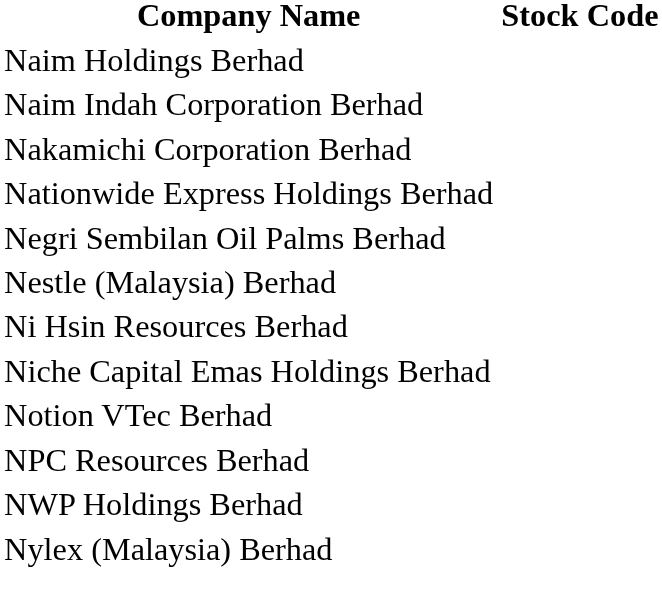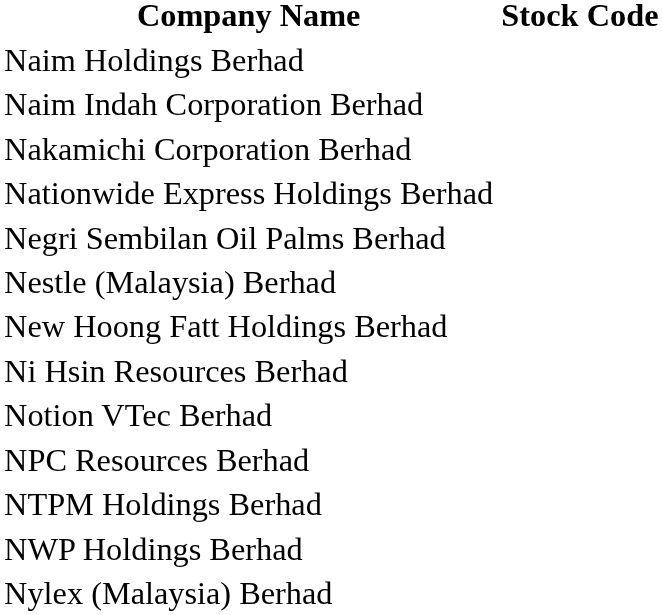+ row: (226, 326)
- row: (247, 371)
+ row: (163, 504)
